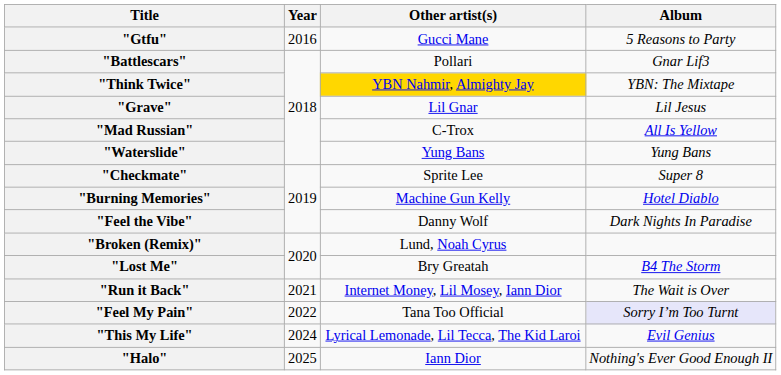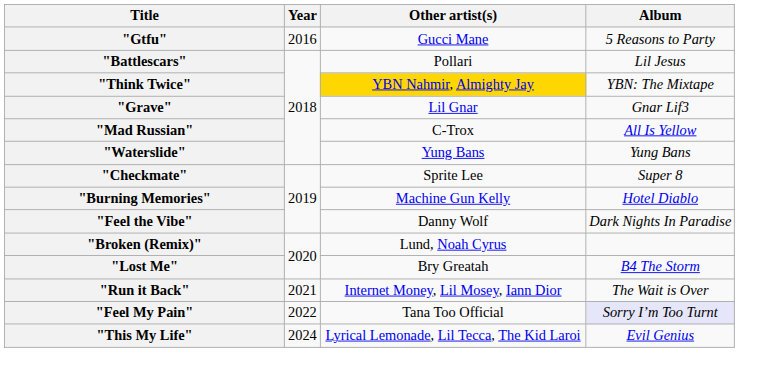(681, 61) Gnar Lif3 -> (660, 61) Lil Jesus
(681, 107) Lil Jesus -> (660, 107) Gnar Lif3
- row: (145, 358)
